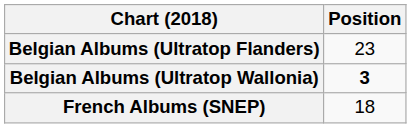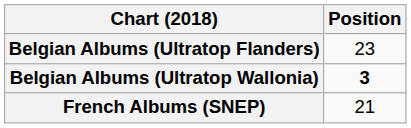(365, 107) 18 -> (365, 107) 21
